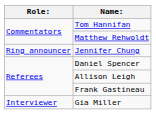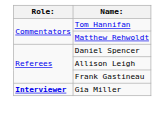- row: (107, 51)
(32, 102) normal -> (41, 90) bold
